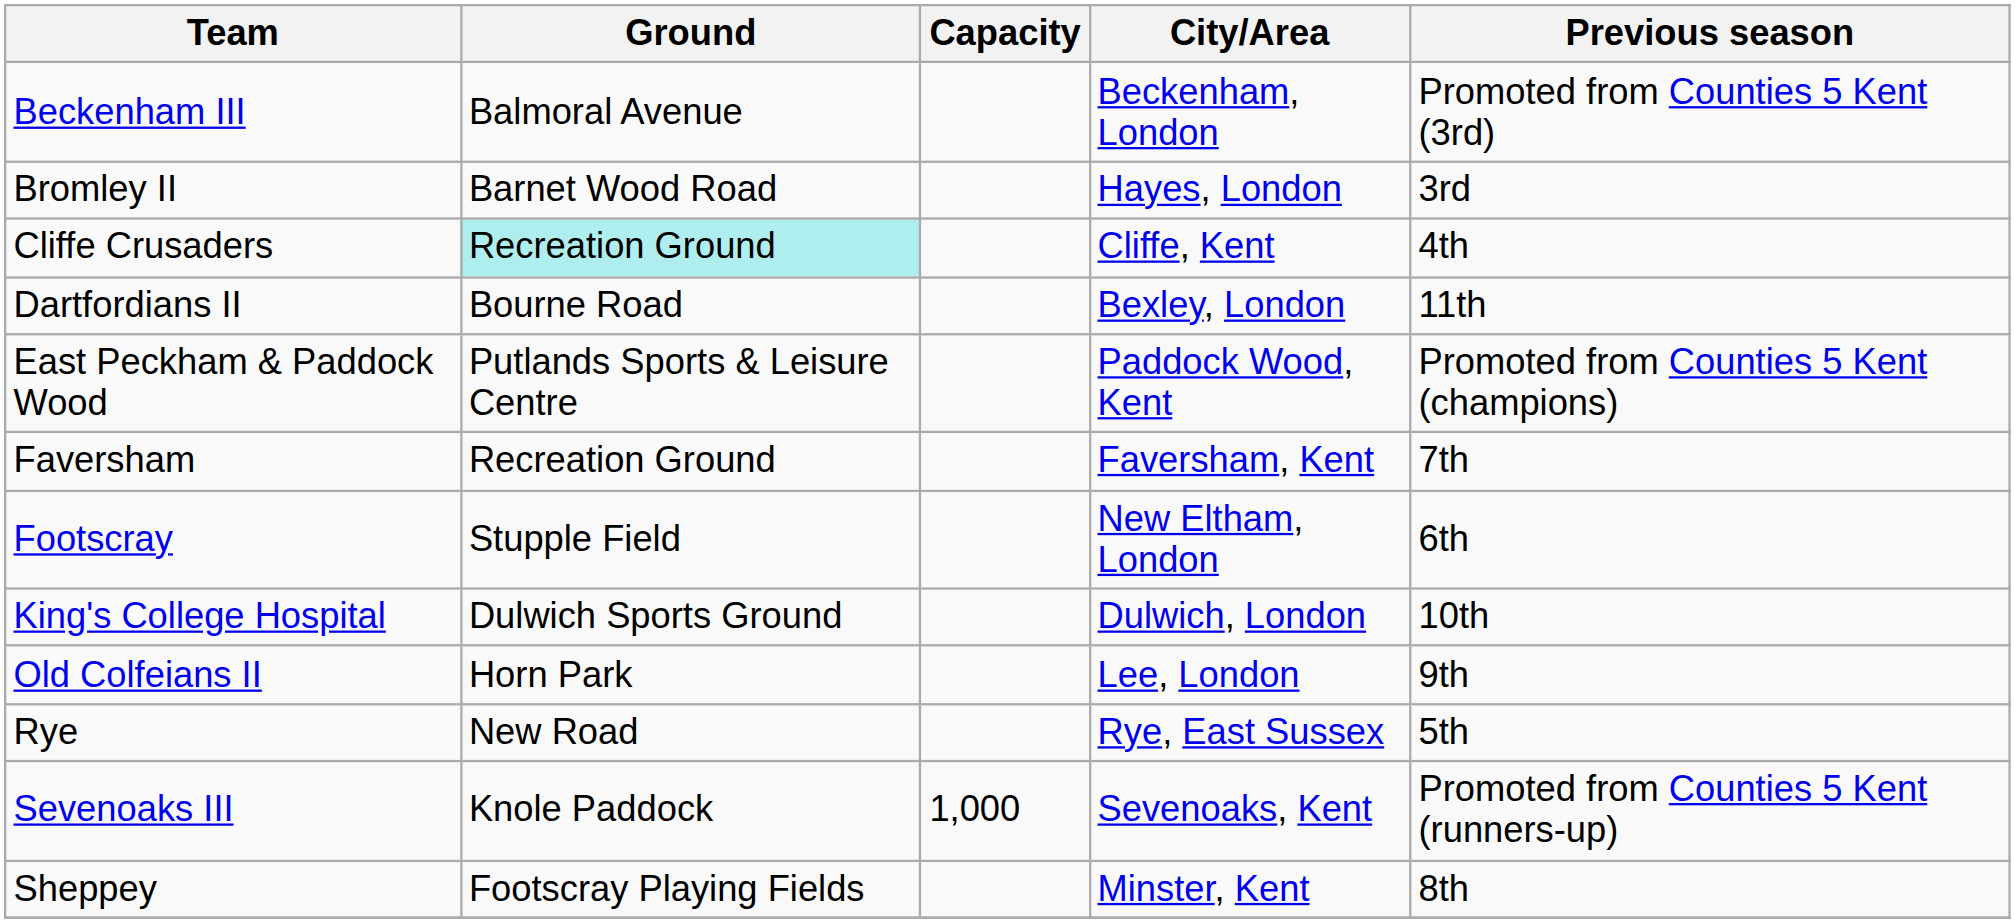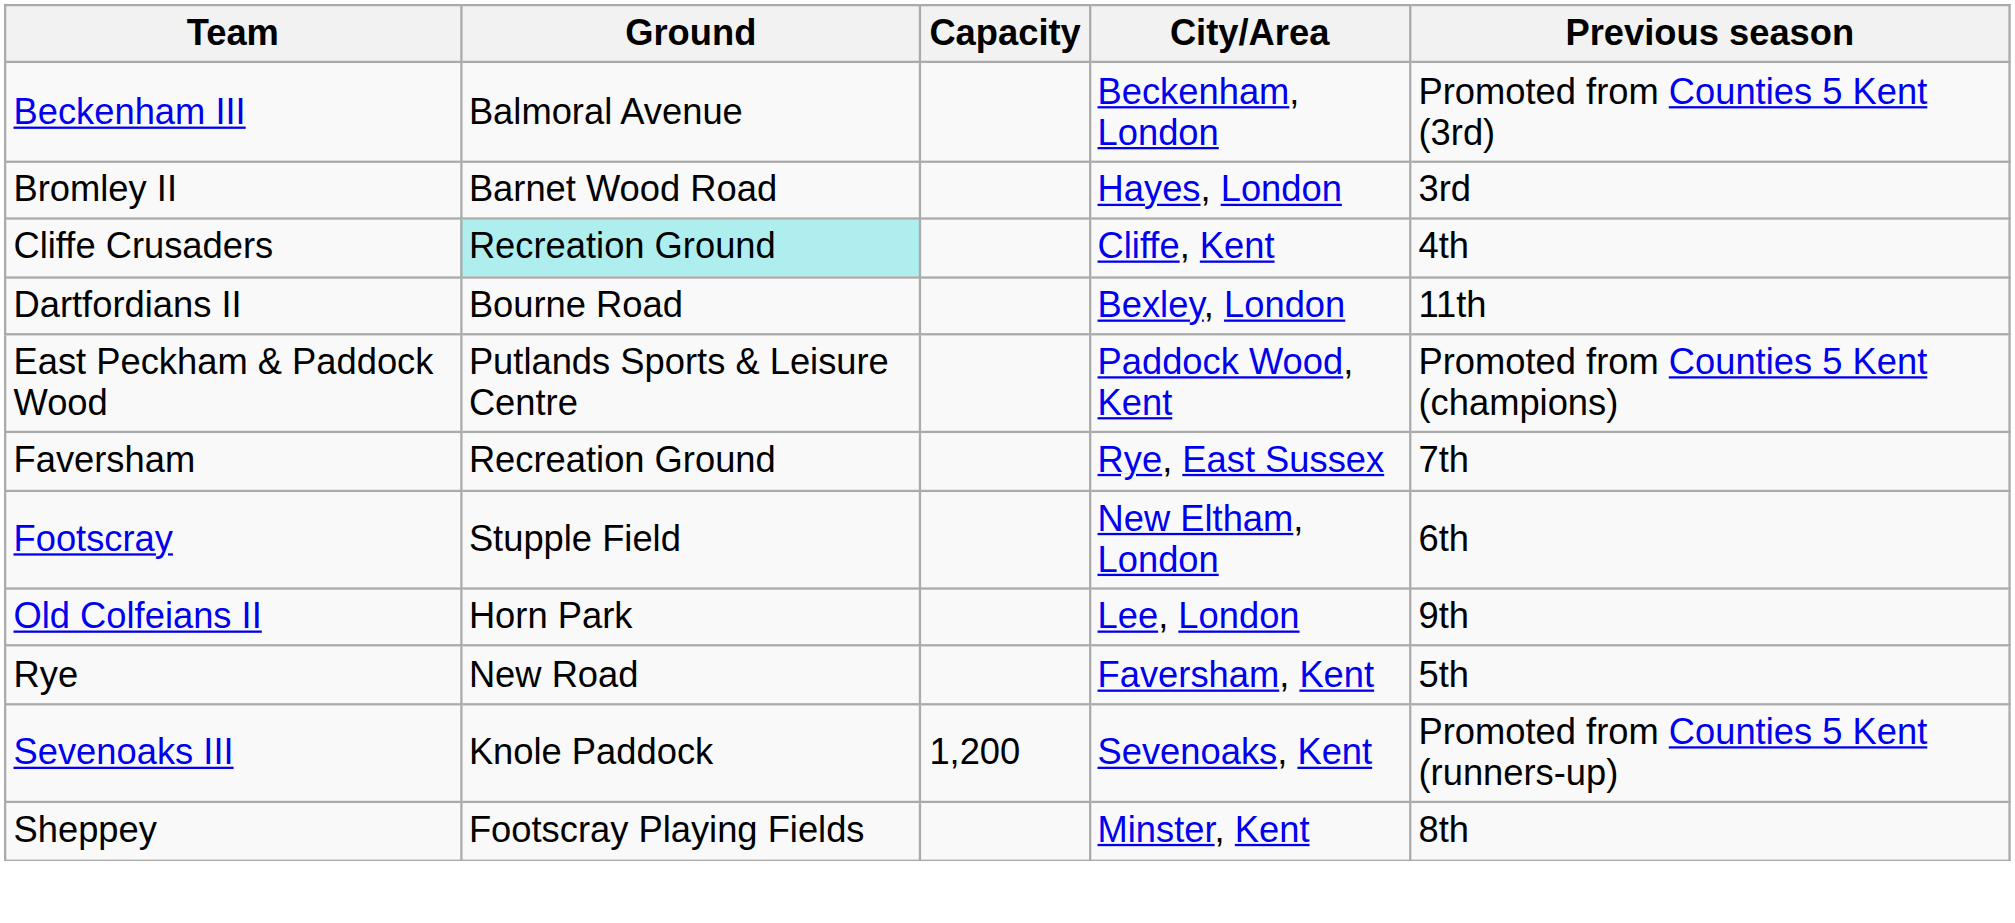(1236, 460) Faversham, Kent -> (1241, 460) Rye, East Sussex
- row: (200, 616)
(1241, 731) Rye, East Sussex -> (1236, 674) Faversham, Kent
(975, 809) 1,000 -> (975, 752) 1,200
